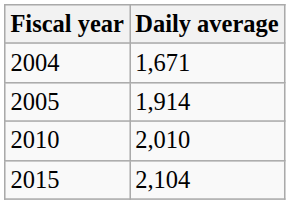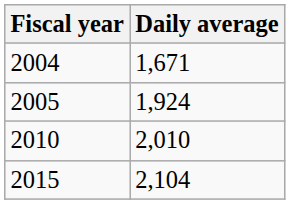(163, 101) 1,914 -> (163, 101) 1,924
